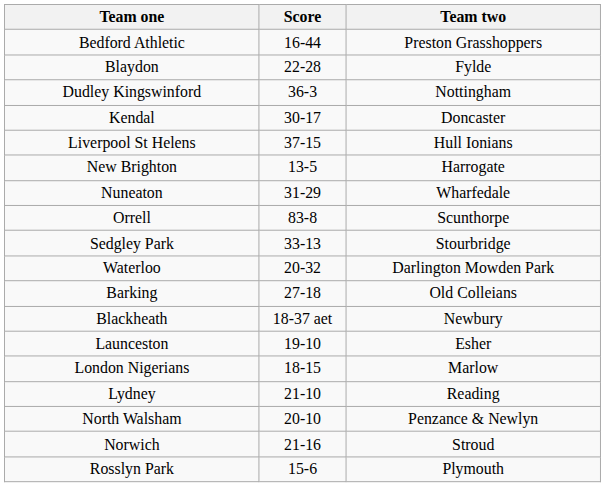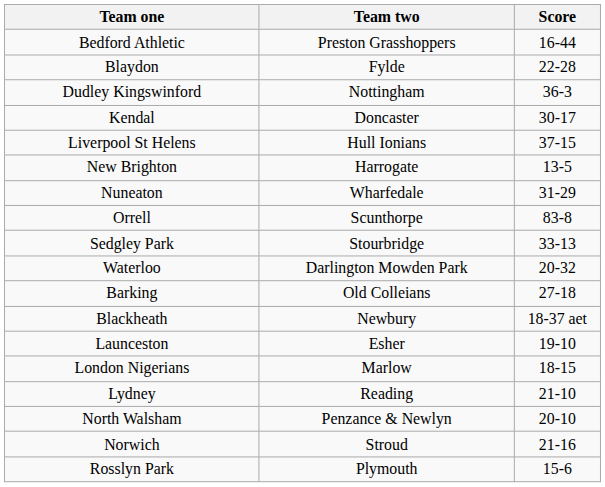columns swapped: (473, 17) <-> (303, 17)
